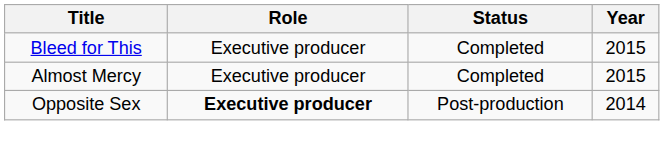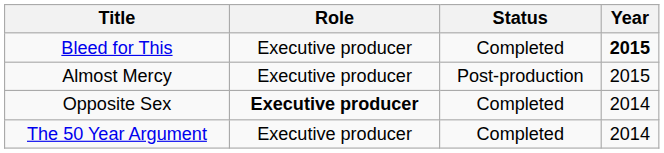(626, 47) normal -> (630, 47) bold
(500, 76) Completed -> (520, 76) Post-production
(500, 104) Post-production -> (520, 104) Completed
+ row: (117, 133)
